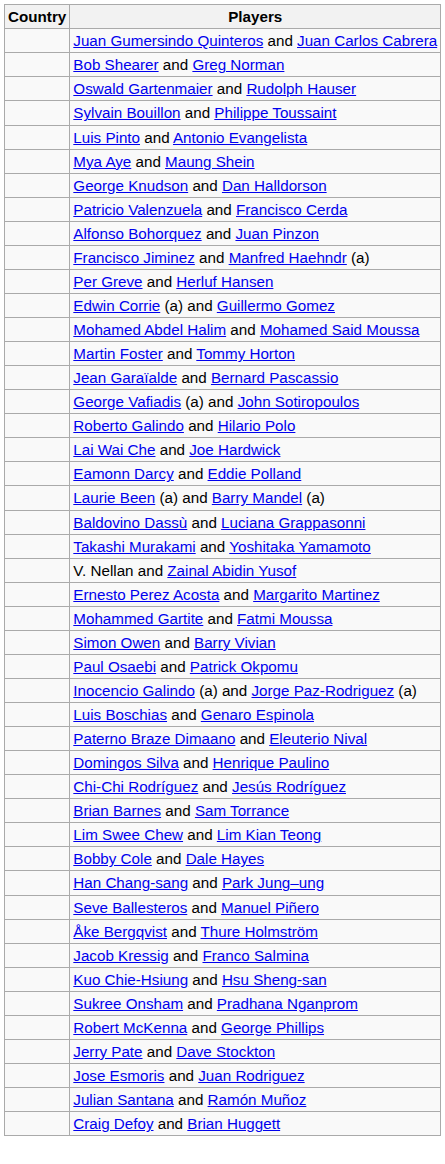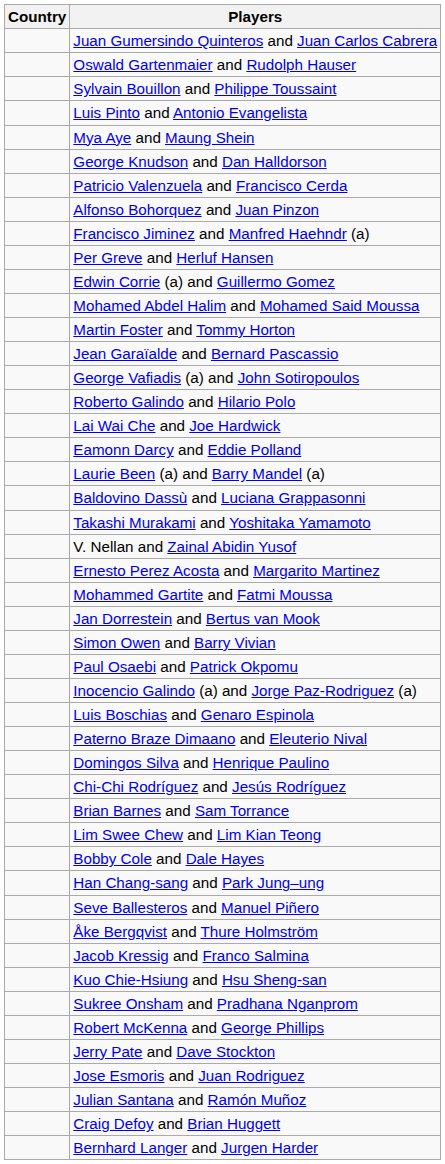- row: (179, 65)
+ row: (197, 618)
+ row: (196, 1148)
